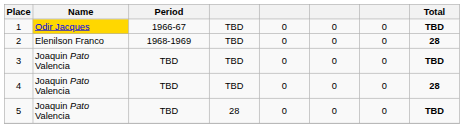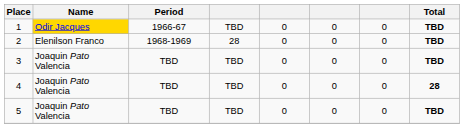(234, 41) TBD -> (234, 41) 28
(434, 41) 28 -> (434, 41) TBD
(234, 111) 28 -> (234, 111) TBD
